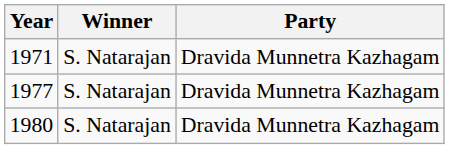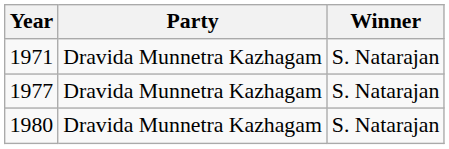columns swapped: (117, 21) <-> (310, 21)
